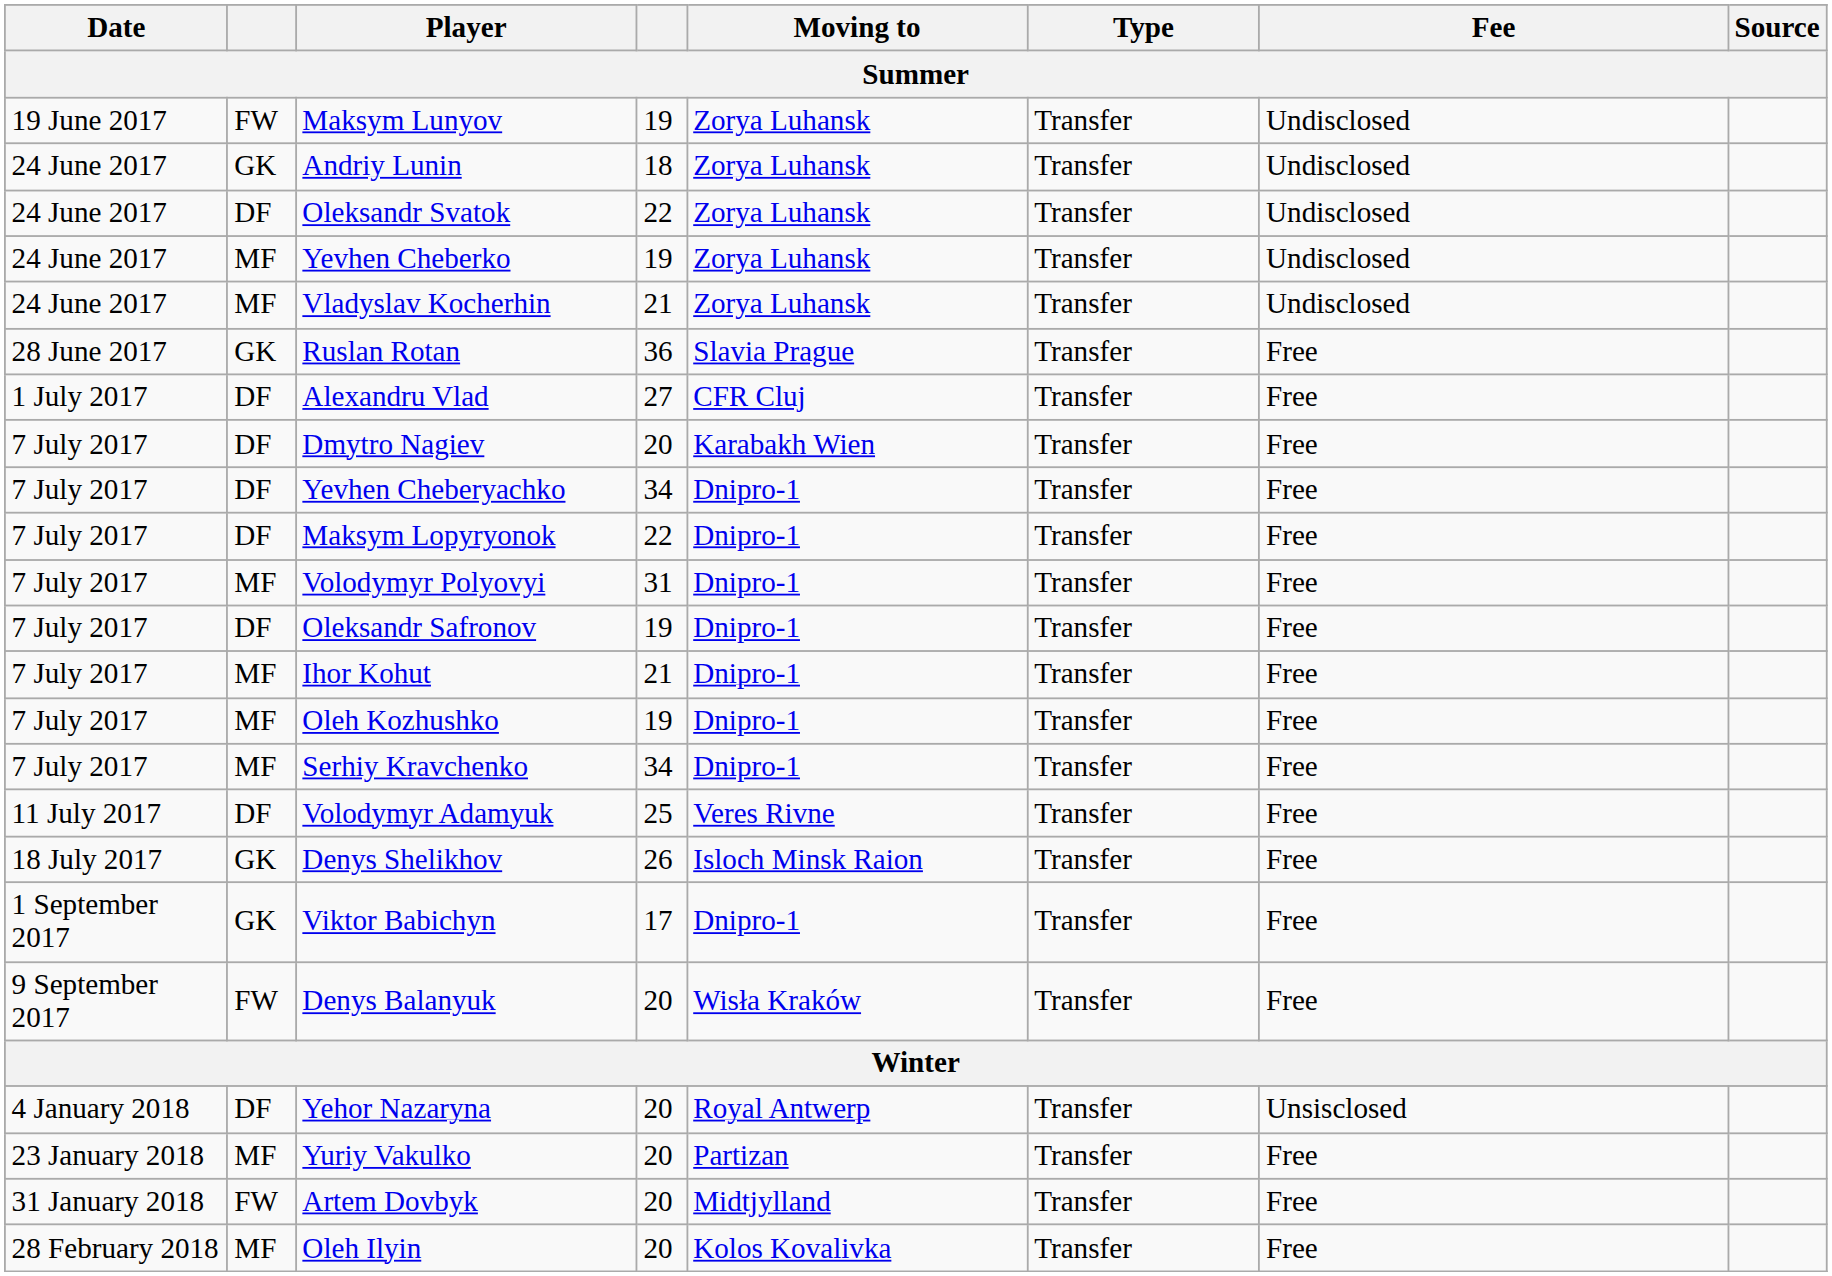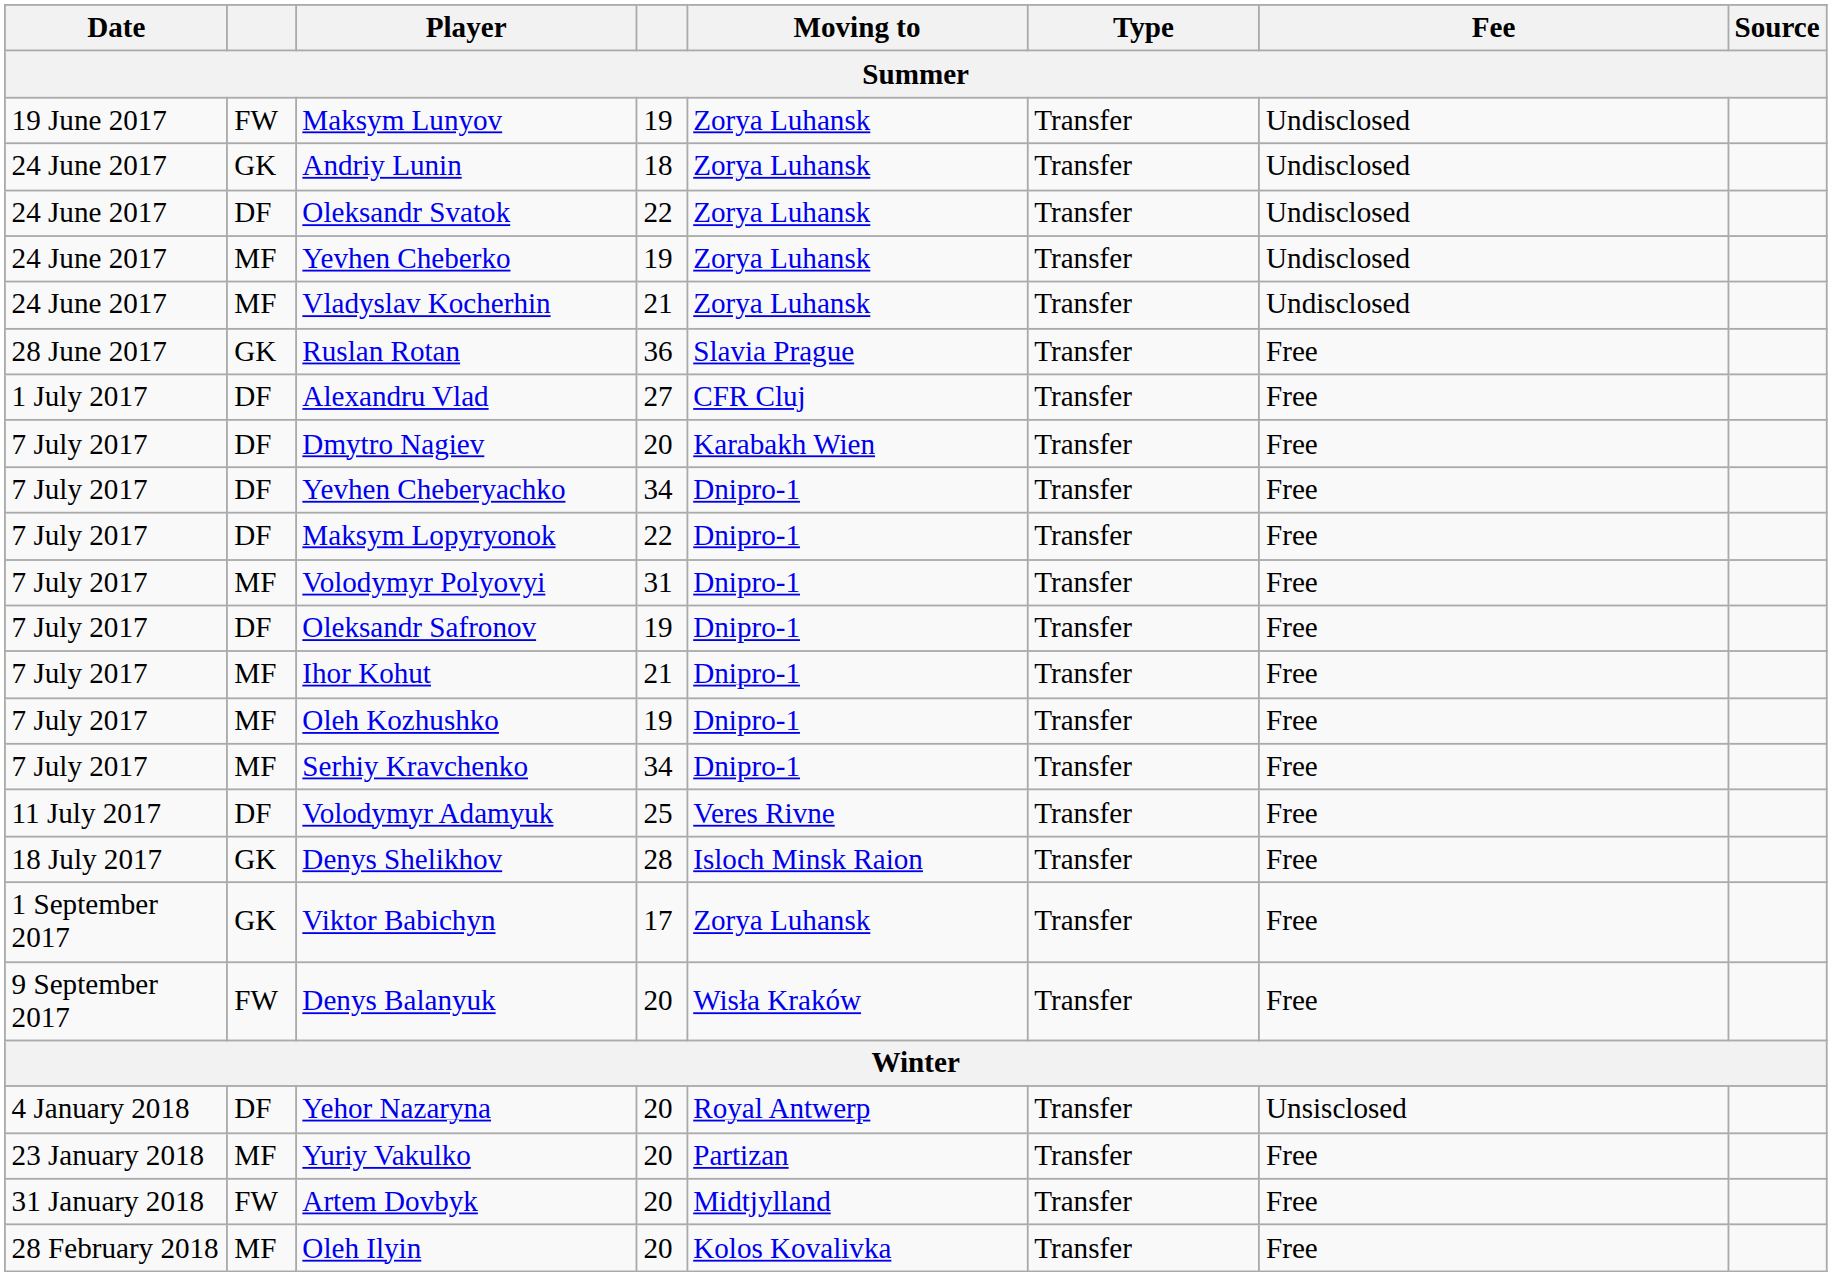(658, 858) 26 -> (658, 858) 28
(747, 921) Dnipro-1 -> (782, 921) Zorya Luhansk
